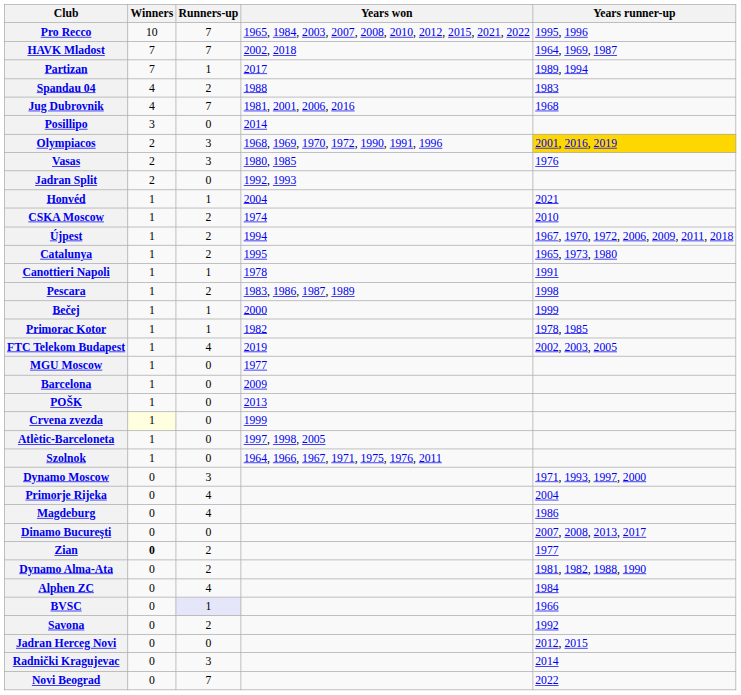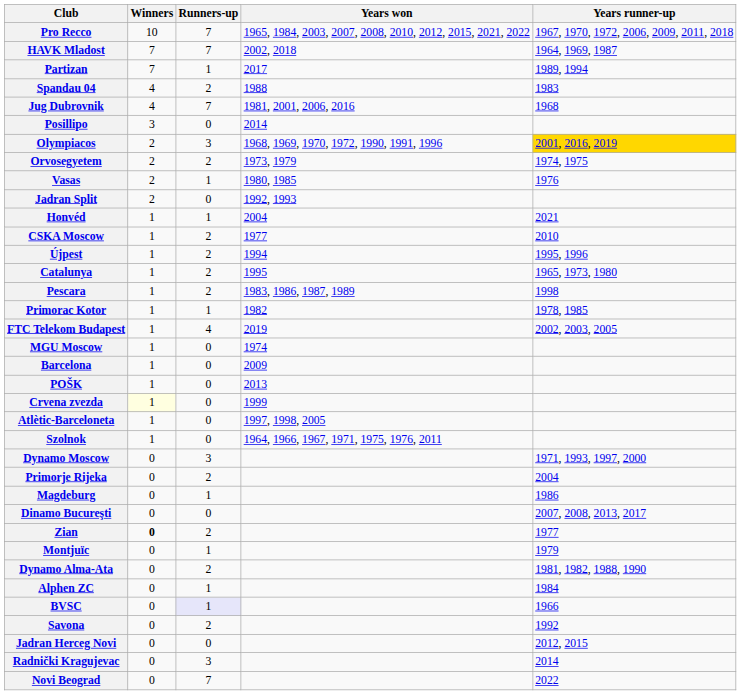(562, 32) 1995, 1996 -> (634, 32) 1967, 1970, 1972, 2006, 2009, 2011, 2018
+ row: (66, 161)
(208, 161) 3 -> (208, 180) 1
(255, 217) 1974 -> (255, 236) 1977
(634, 236) 1967, 1970, 1972, 2006, 2009, 2011, 2018 -> (562, 254) 1995, 1996
- row: (66, 273)
- row: (66, 310)
(255, 365) 1977 -> (255, 347) 1974
(208, 495) 4 -> (208, 476) 2
(208, 513) 4 -> (208, 495) 1
+ row: (66, 550)
(208, 587) 4 -> (208, 587) 1
